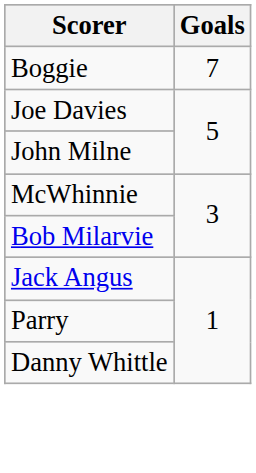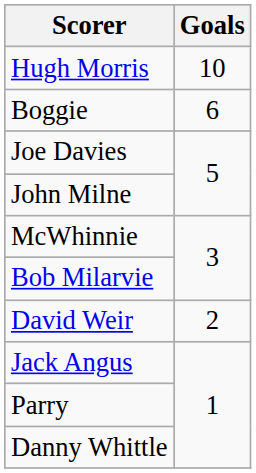+ row: (80, 67)
(212, 67) 7 -> (212, 109) 6
+ row: (72, 320)
